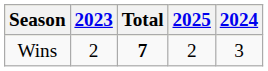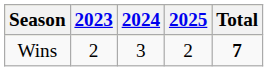columns swapped: (239, 19) <-> (143, 19)
